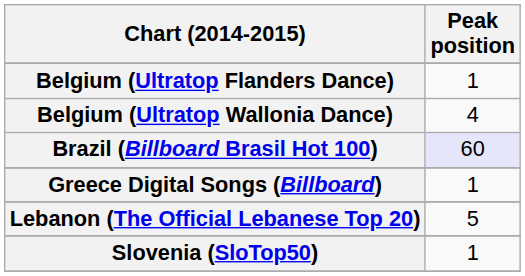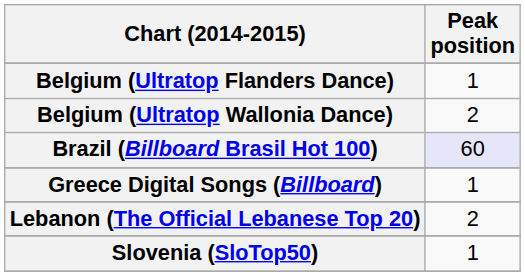(473, 115) 4 -> (473, 115) 2
(473, 218) 5 -> (473, 218) 2
